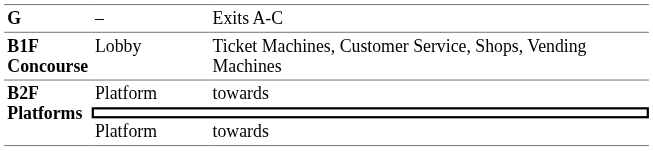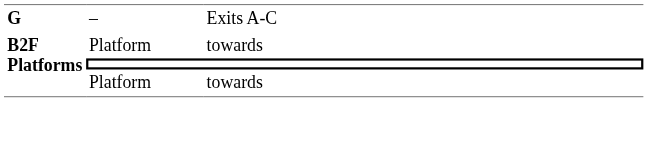- row: (118, 46)
